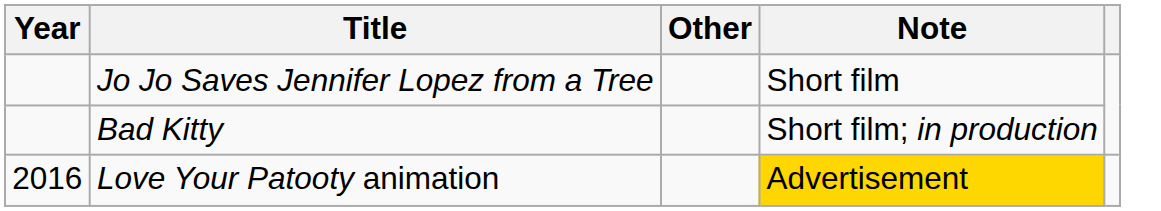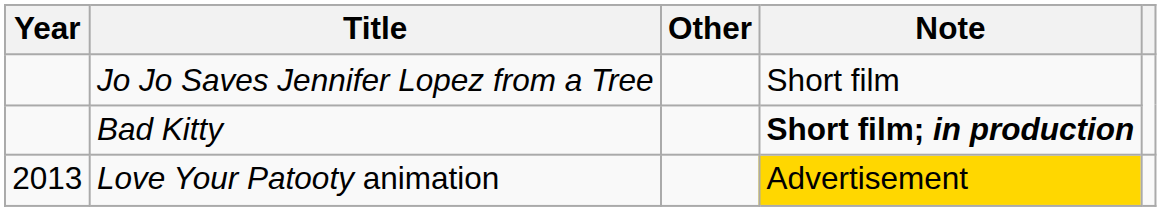(932, 129) normal -> (950, 129) bold
(47, 179) 2016 -> (47, 179) 2013
